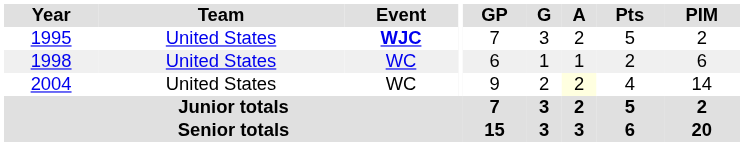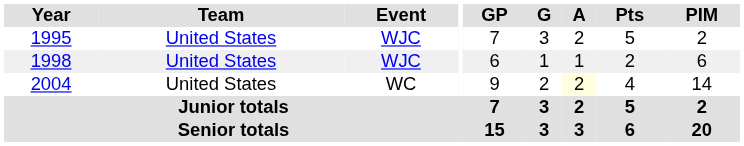(401, 38) bold -> (401, 38) normal
(401, 61) WC -> (401, 61) WJC
